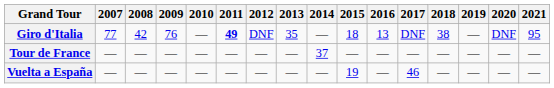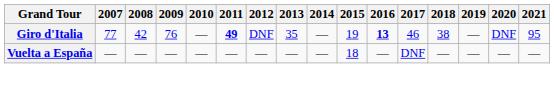(352, 33) 18 -> (352, 33) 19
(383, 33) normal -> (383, 33) bold
(413, 33) DNF -> (413, 33) 46
- row: (50, 53)
(352, 72) 19 -> (352, 53) 18
(413, 72) 46 -> (413, 53) DNF
